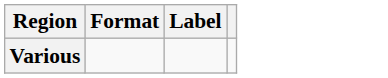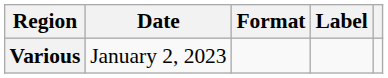+ column: (158, 21)
